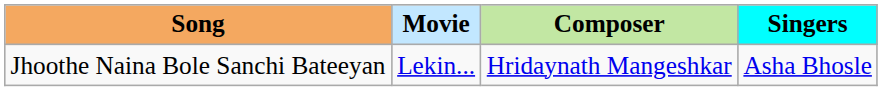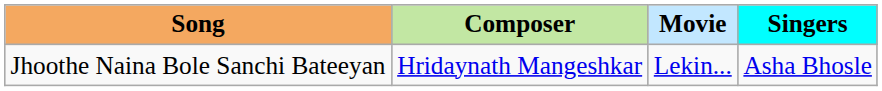columns swapped: (436, 24) <-> (609, 24)
